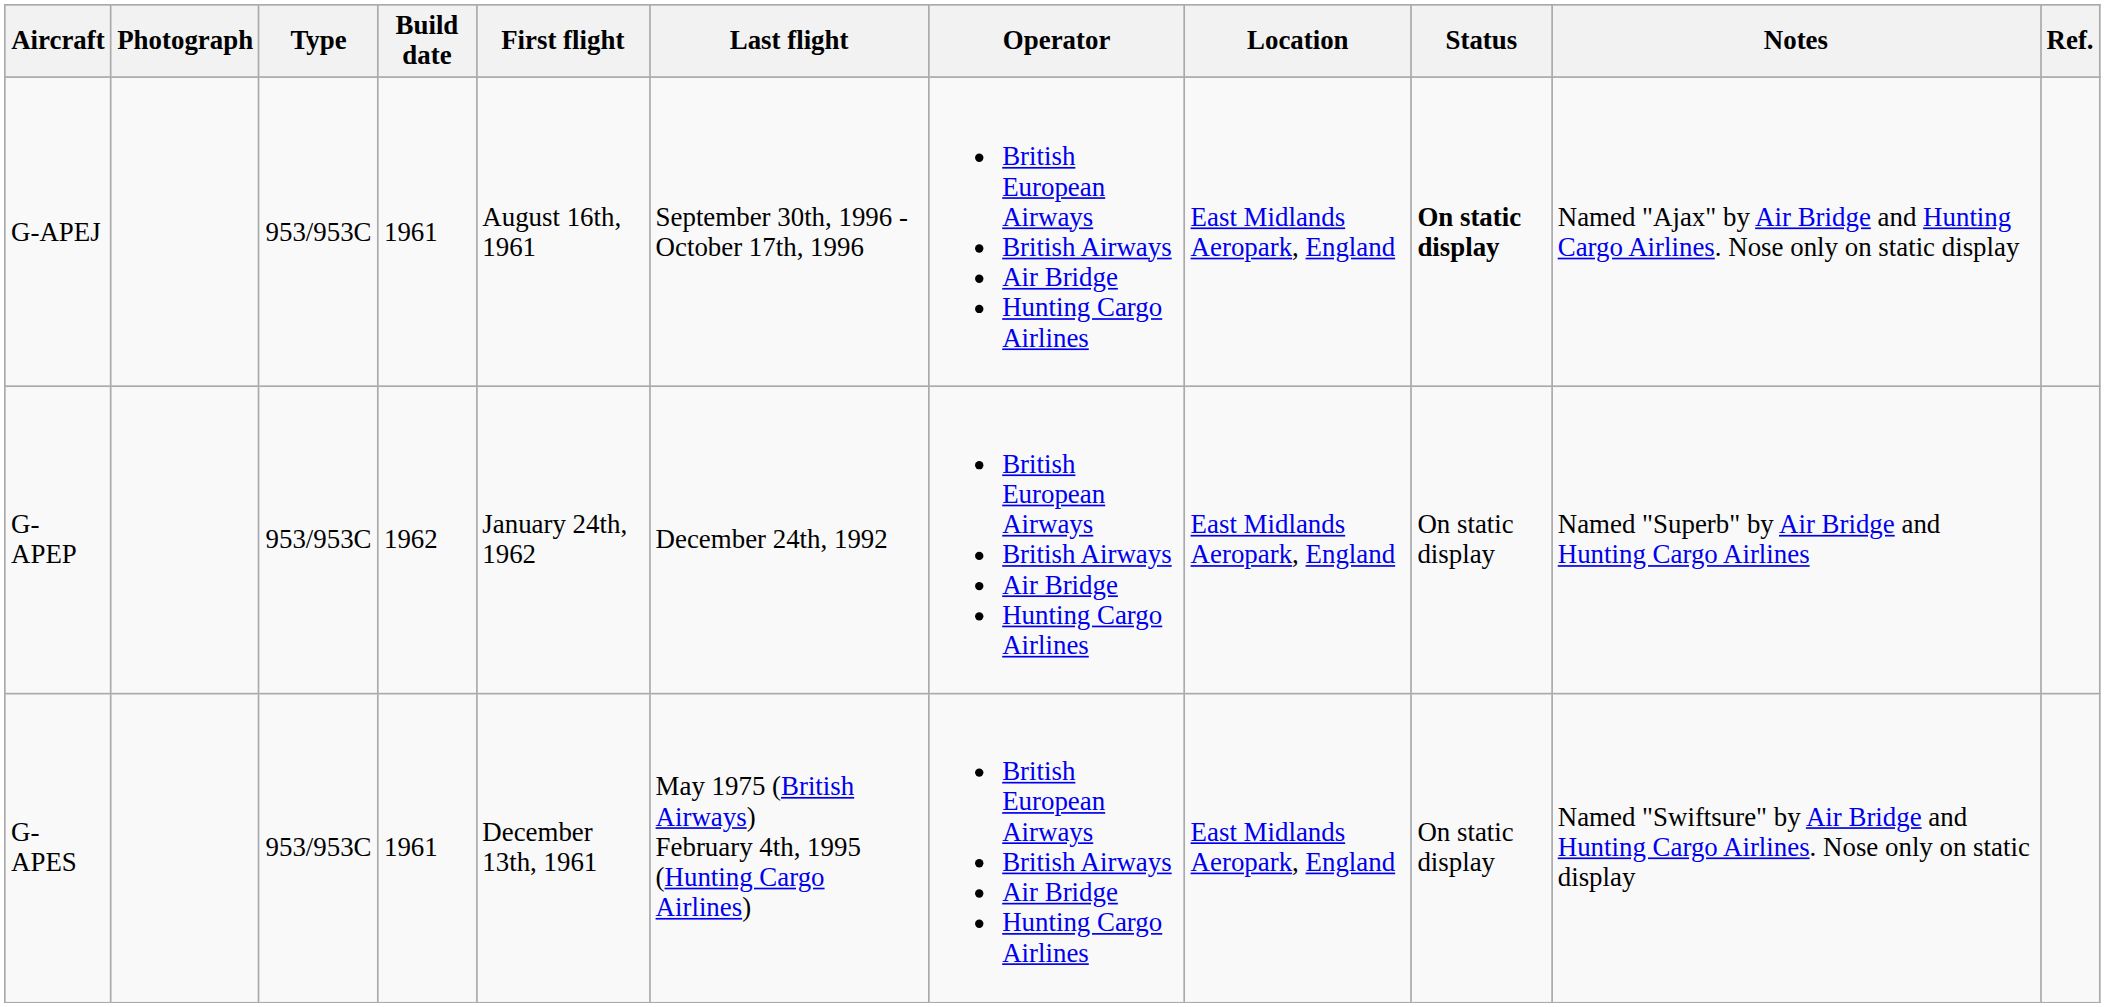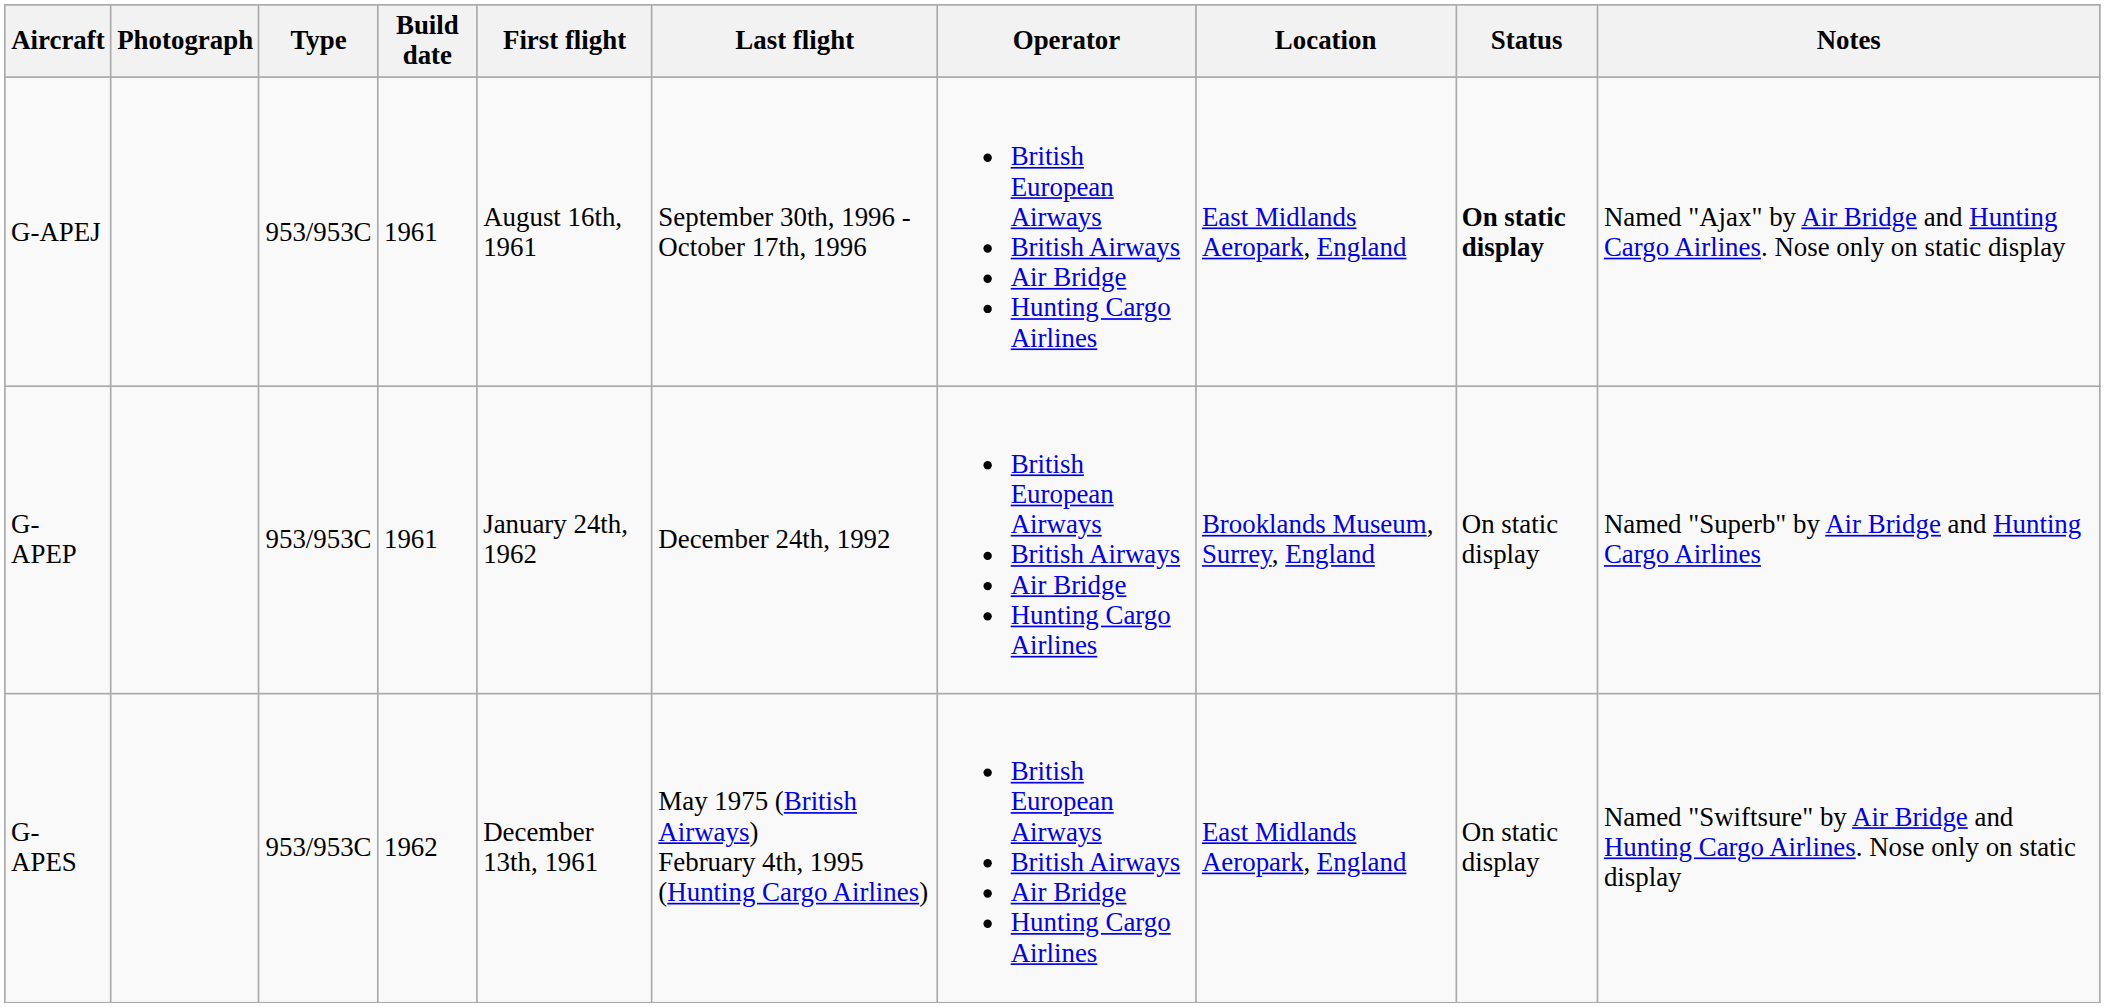- column: (2070, 40)
(411, 539) 1962 -> (411, 539) 1961
(1293, 539) East Midlands Aeropark, England -> (1318, 539) Brooklands Museum, Surrey, England
(411, 847) 1961 -> (411, 847) 1962
